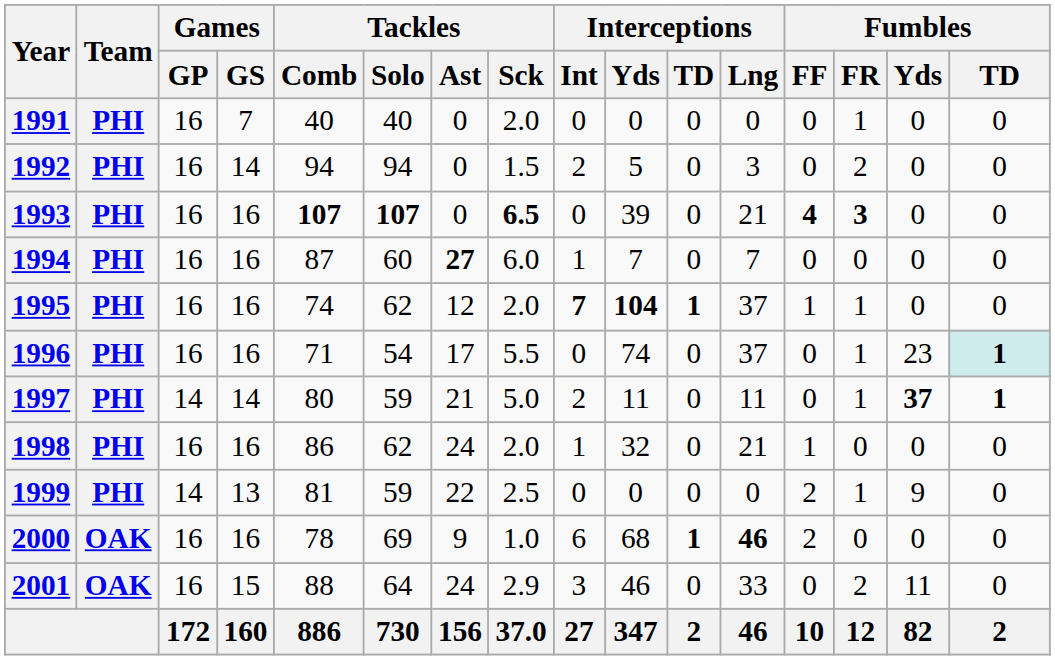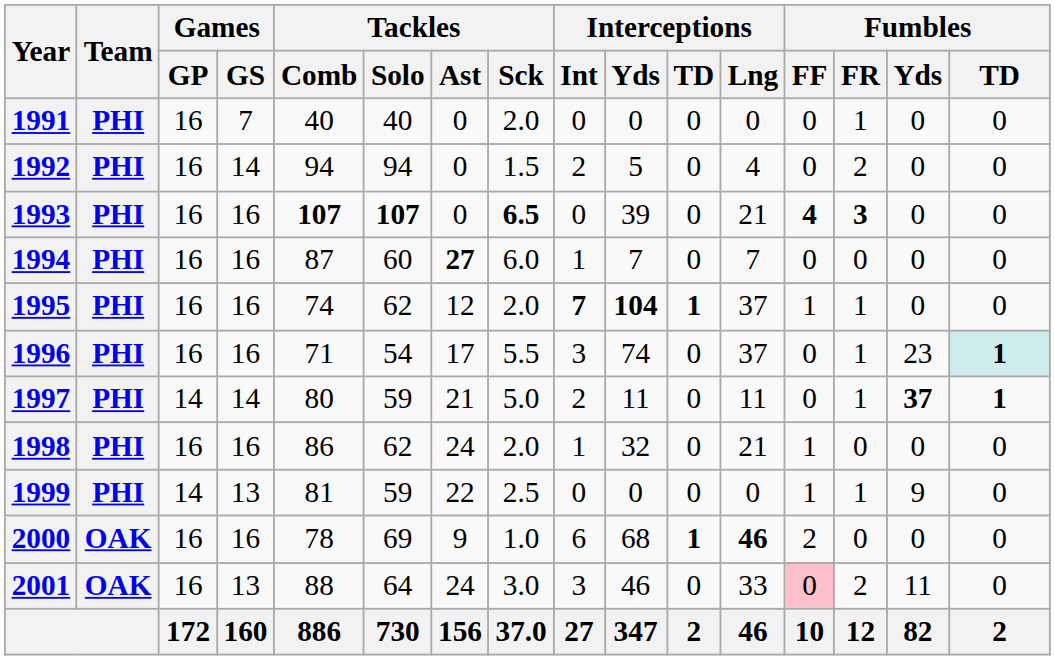(753, 167) 3 -> (753, 167) 4
(579, 352) 0 -> (579, 352) 3
(810, 492) 2 -> (810, 492) 1
(245, 584) 15 -> (245, 584) 13
(521, 584) 2.9 -> (521, 584) 3.0
(810, 584) no background -> (810, 584) pink background
